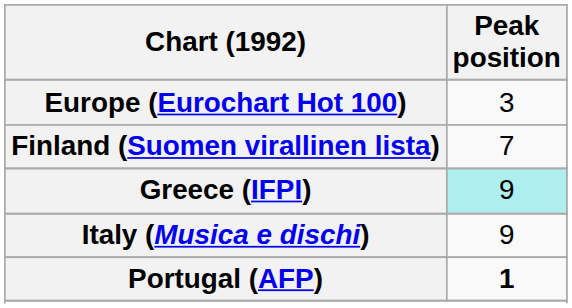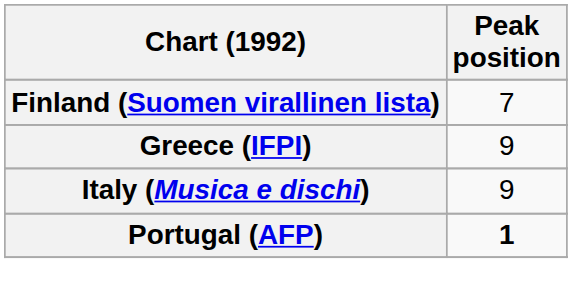- row: (226, 102)
(507, 190) paleturquoise background -> (507, 146) no background
